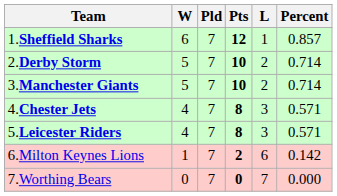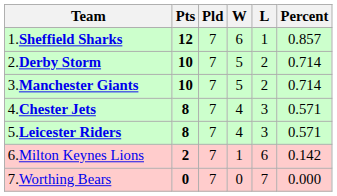columns swapped: (239, 16) <-> (185, 16)
